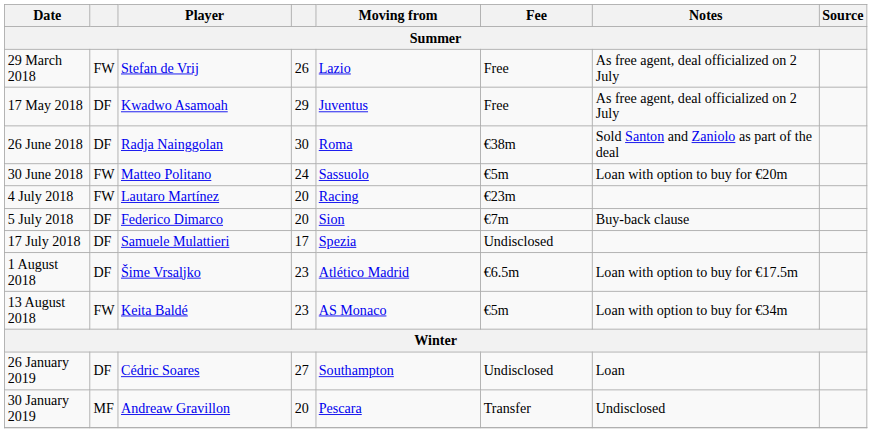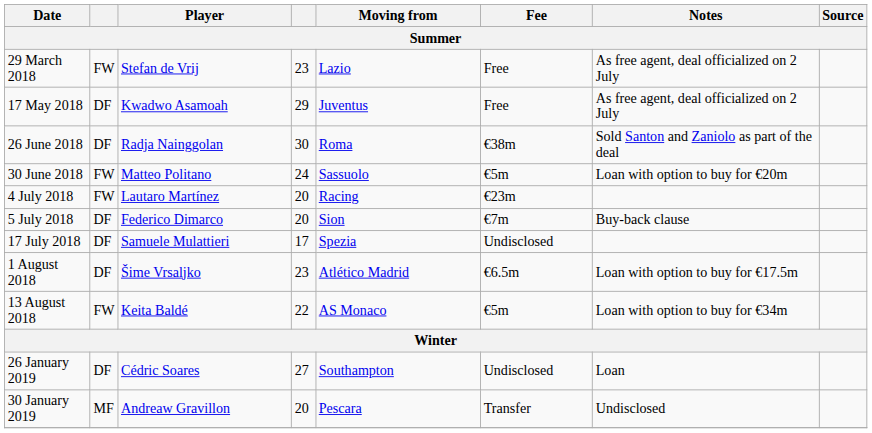(302, 68) 26 -> (302, 68) 23
(302, 310) 23 -> (302, 310) 22
